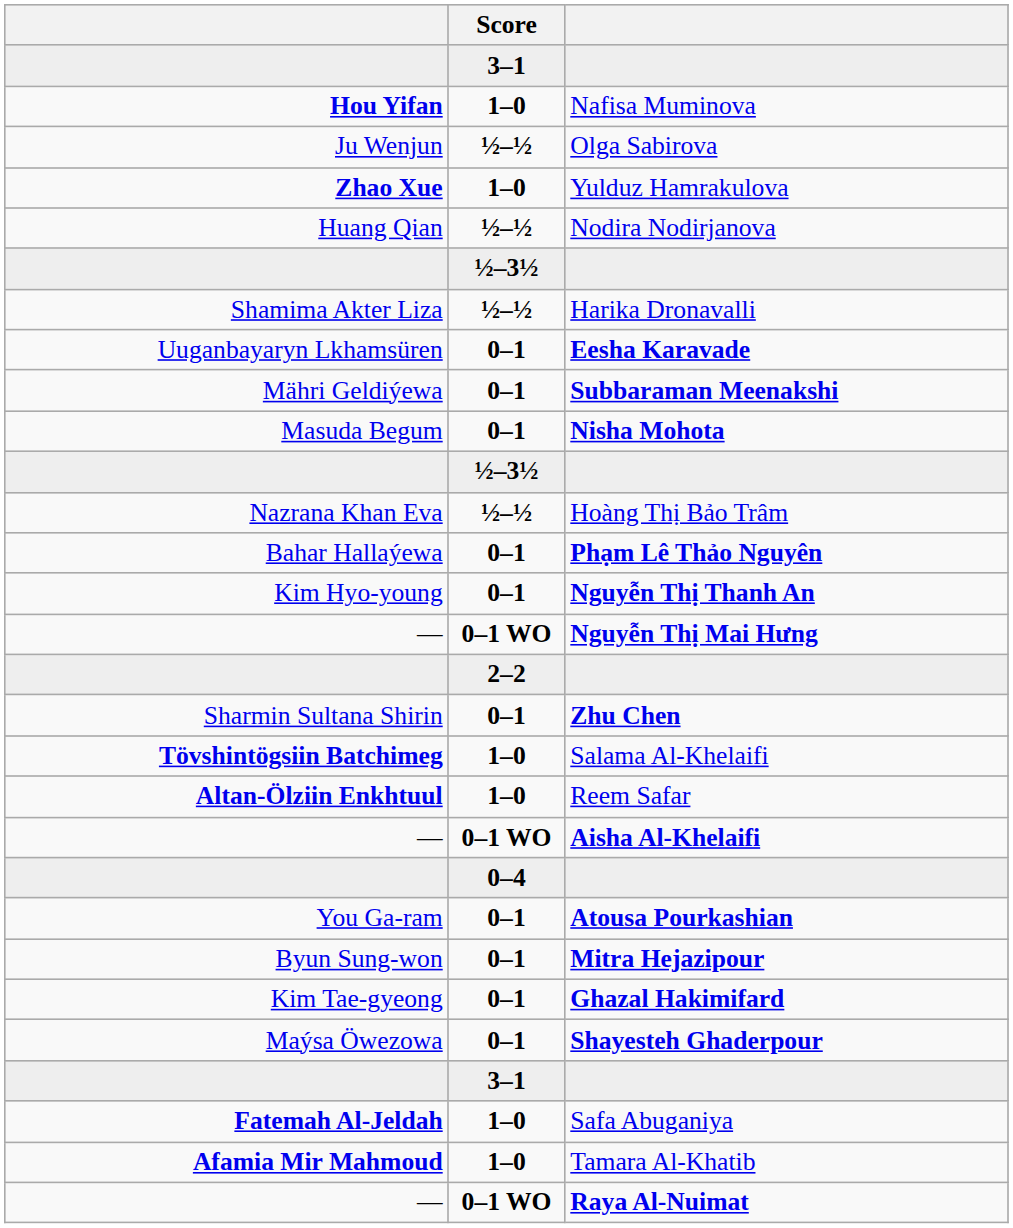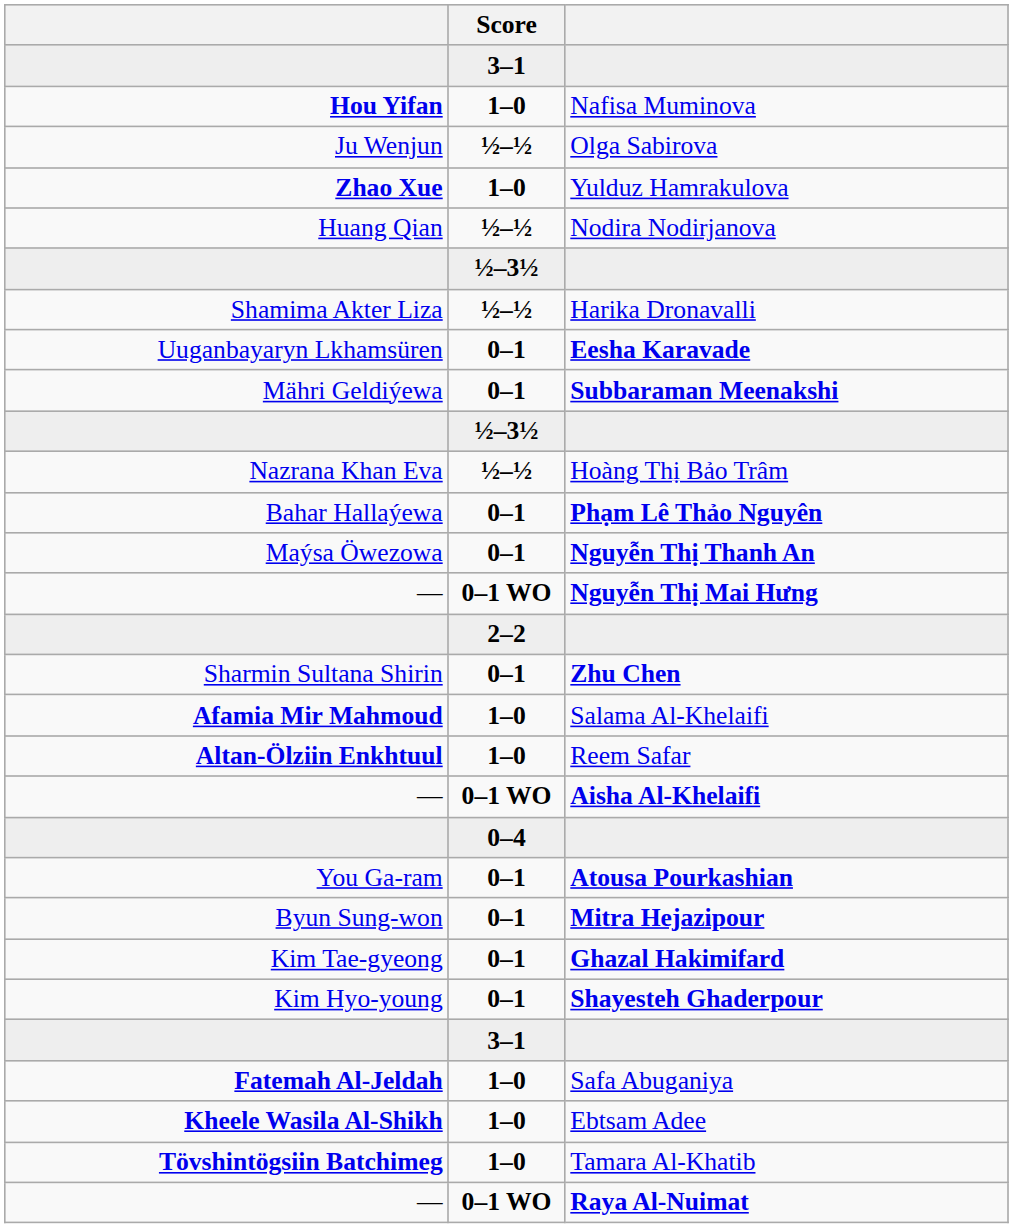- row: (507, 430)
(358, 593) Kim Hyo-young -> (354, 552) Maýsa Öwezowa
(301, 755) Tövshintögsiin Batchimeg -> (318, 715) Afamia Mir Mahmoud
(354, 1039) Maýsa Öwezowa -> (358, 999) Kim Hyo-young
+ row: (507, 1120)
(318, 1161) Afamia Mir Mahmoud -> (301, 1161) Tövshintögsiin Batchimeg
